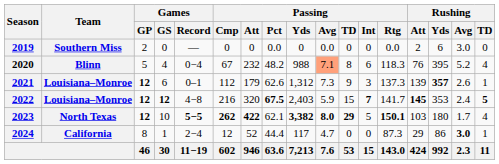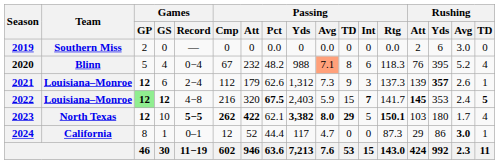(194, 82) 0–1 -> (194, 82) 2−4
(145, 99) no background -> (145, 99) lightgreen background
(194, 133) 2−4 -> (194, 133) 0–1
